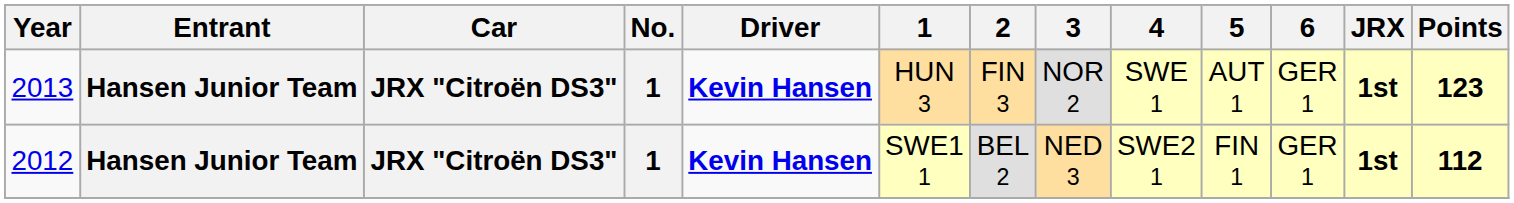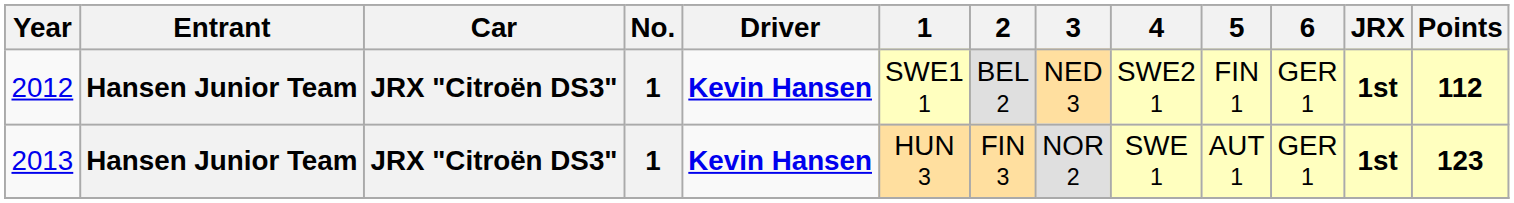rows swapped: (42, 161) <-> (42, 87)
